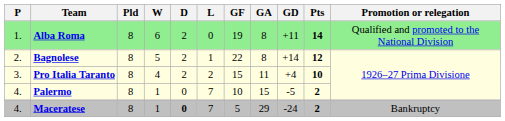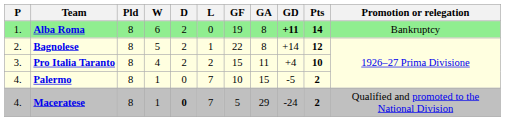(291, 35) normal -> (291, 29) bold
(416, 35) Qualified and promoted to the National Division -> (416, 29) Bankruptcy
(416, 108) Bankruptcy -> (416, 102) Qualified and promoted to the National Division
